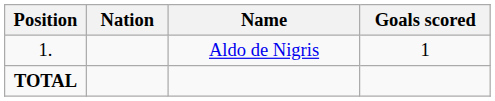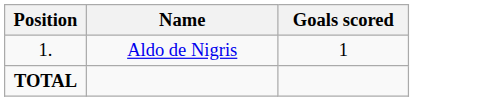- column: (127, 19)
